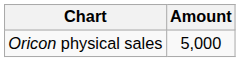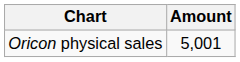(201, 43) 5,000 -> (201, 43) 5,001
